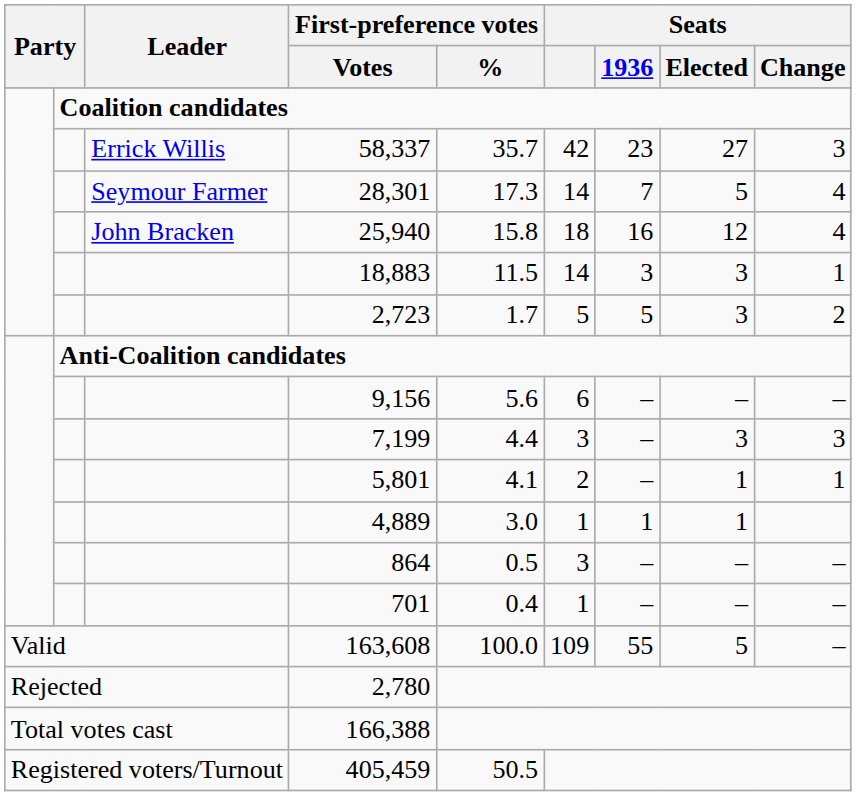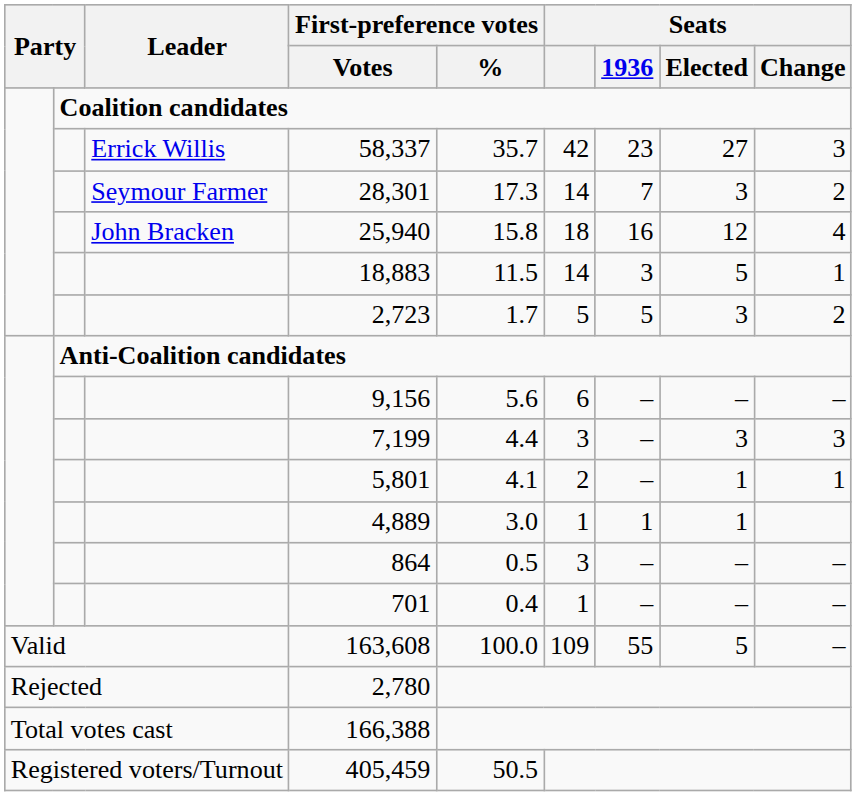(741, 190) 5 -> (741, 190) 3
(839, 190) 4 -> (839, 190) 2
(741, 273) 3 -> (741, 273) 5
